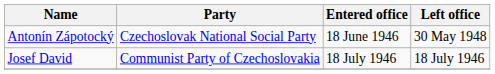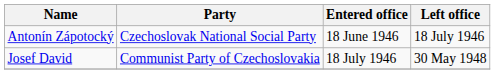(450, 36) 30 May 1948 -> (449, 36) 18 July 1946
(449, 58) 18 July 1946 -> (450, 58) 30 May 1948
